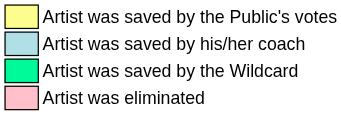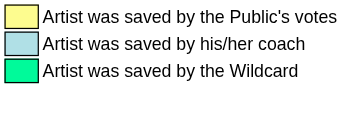- row: (124, 98)
